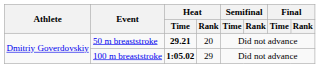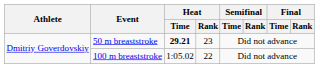(208, 41) 20 -> (208, 41) 23
(180, 56) bold -> (180, 56) normal
(208, 56) 29 -> (208, 56) 22
